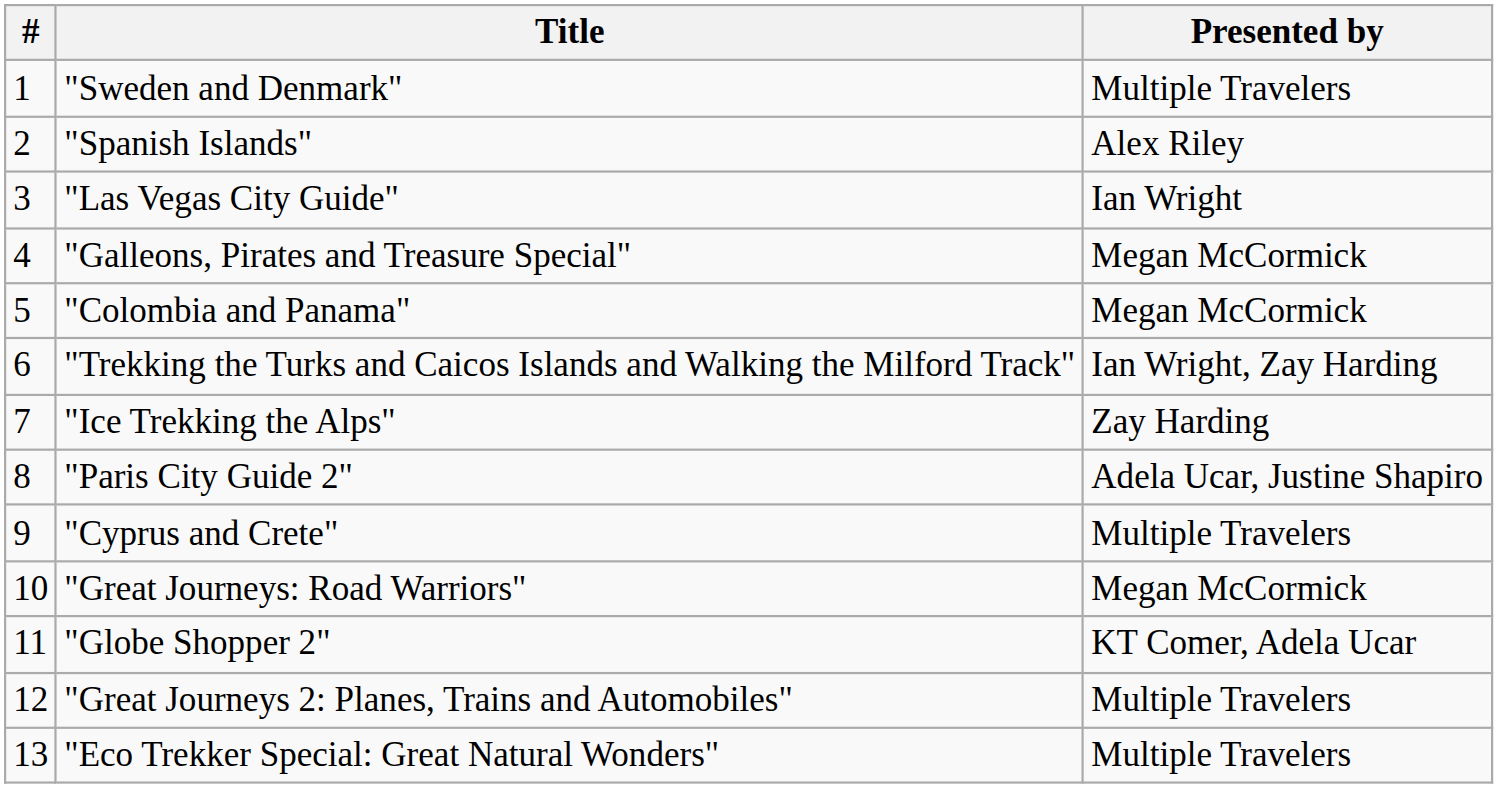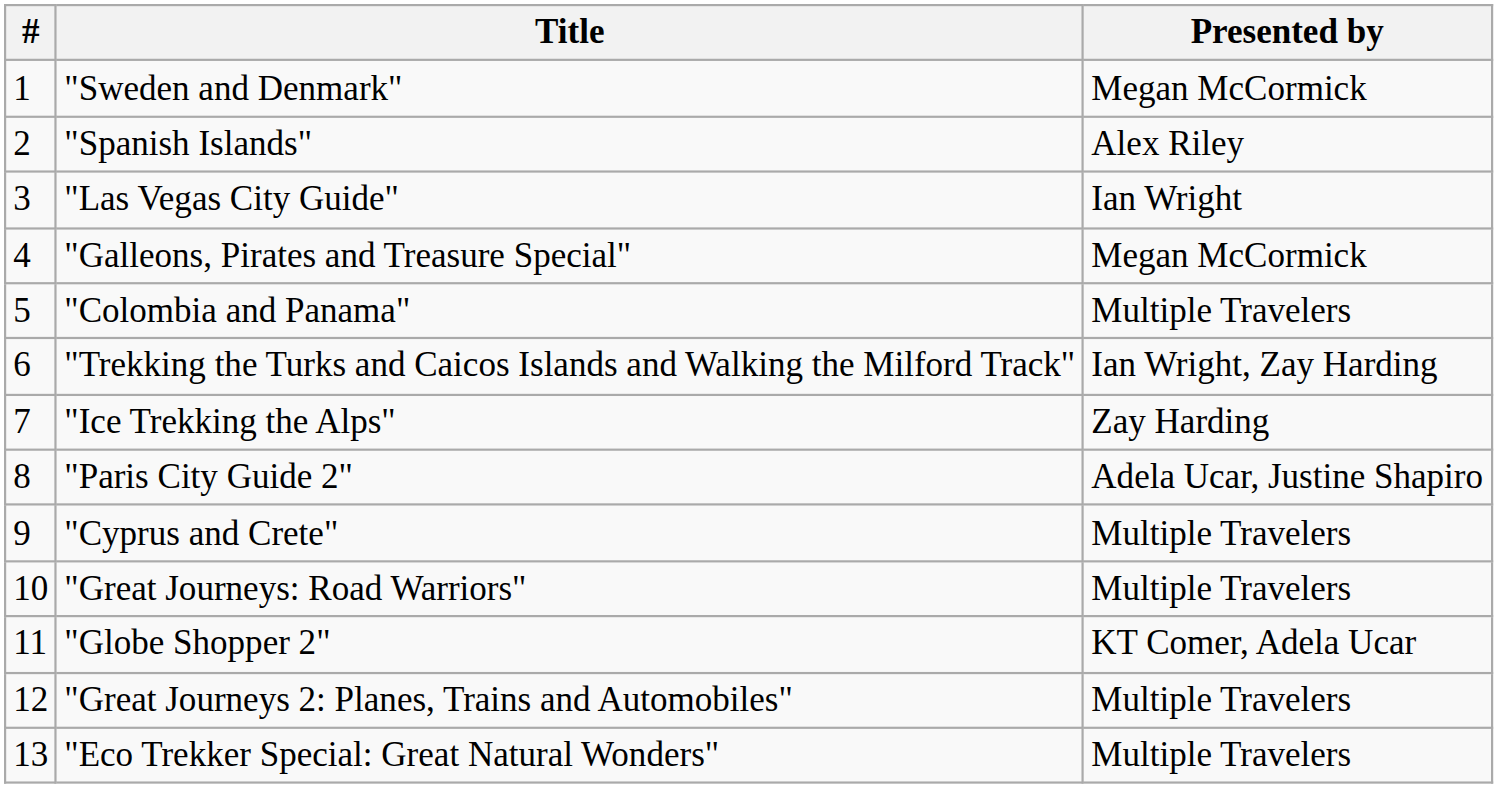(1221, 87) Multiple Travelers -> (1229, 87) Megan McCormick
(1229, 310) Megan McCormick -> (1221, 310) Multiple Travelers
(1229, 587) Megan McCormick -> (1221, 587) Multiple Travelers
